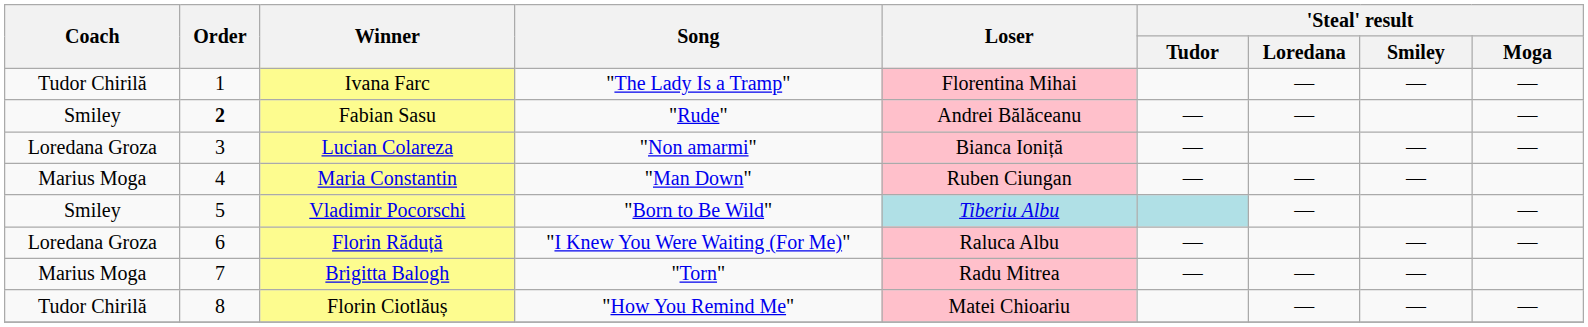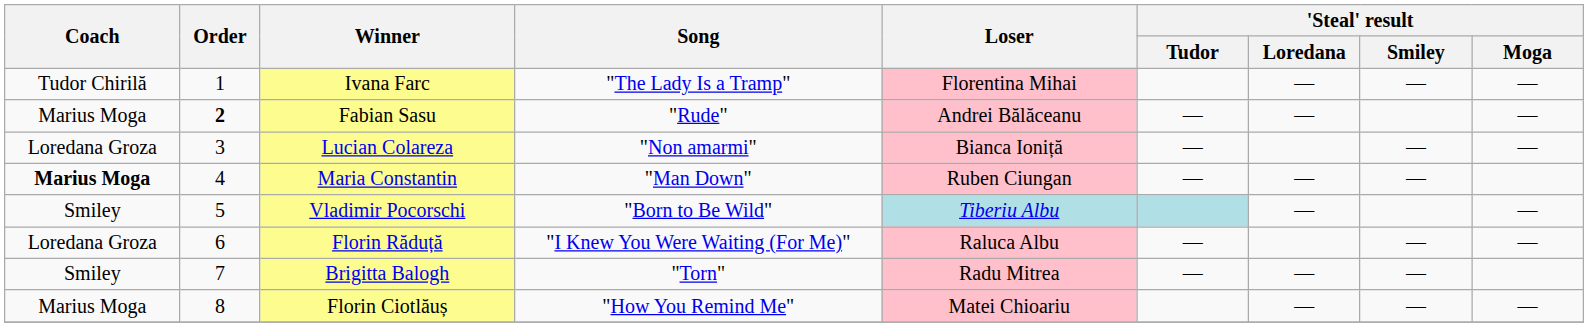(92, 115) Smiley -> (92, 115) Marius Moga
(92, 178) normal -> (92, 178) bold
(92, 274) Marius Moga -> (92, 274) Smiley
(92, 305) Tudor Chirilă -> (92, 305) Marius Moga
